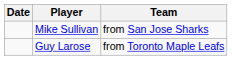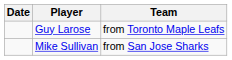rows swapped: (63, 47) <-> (67, 30)
